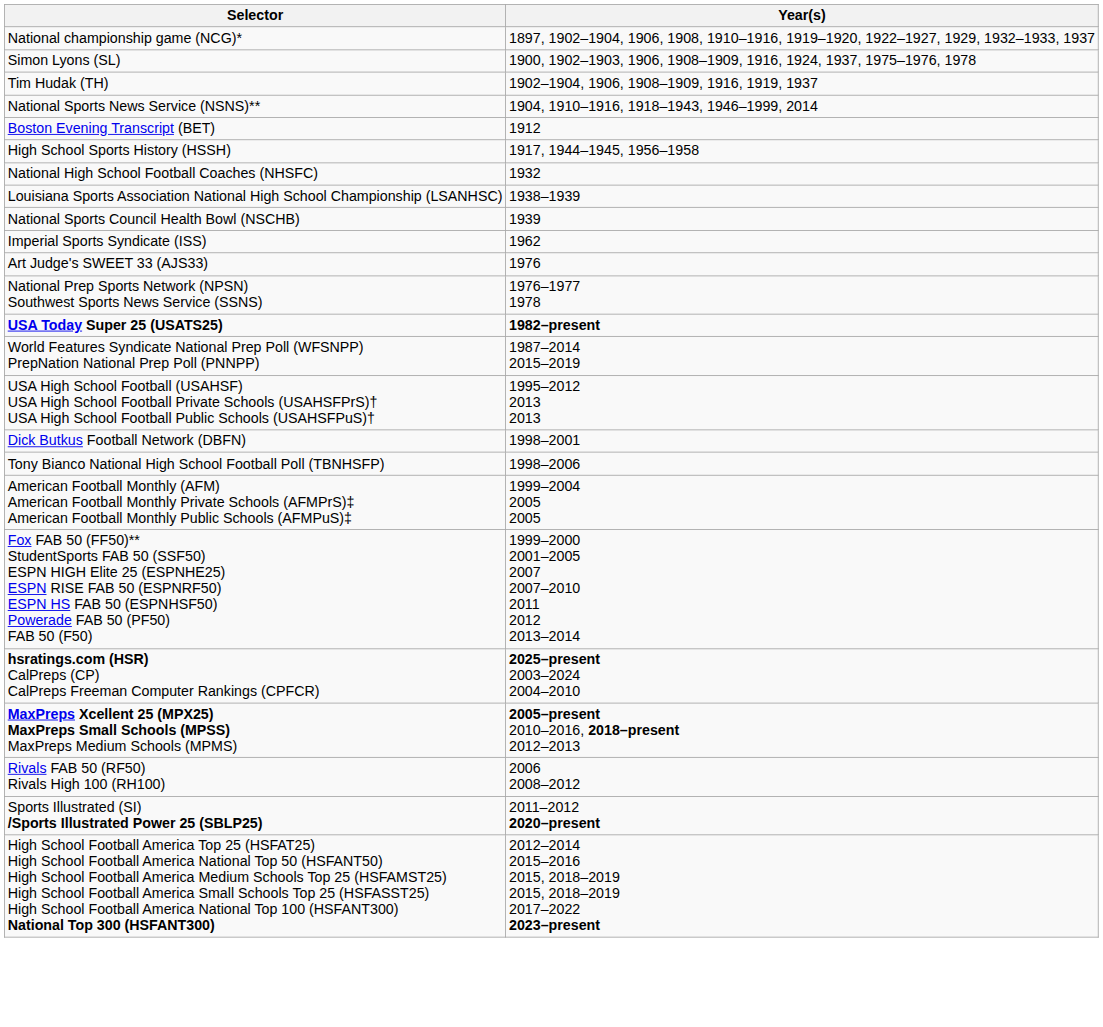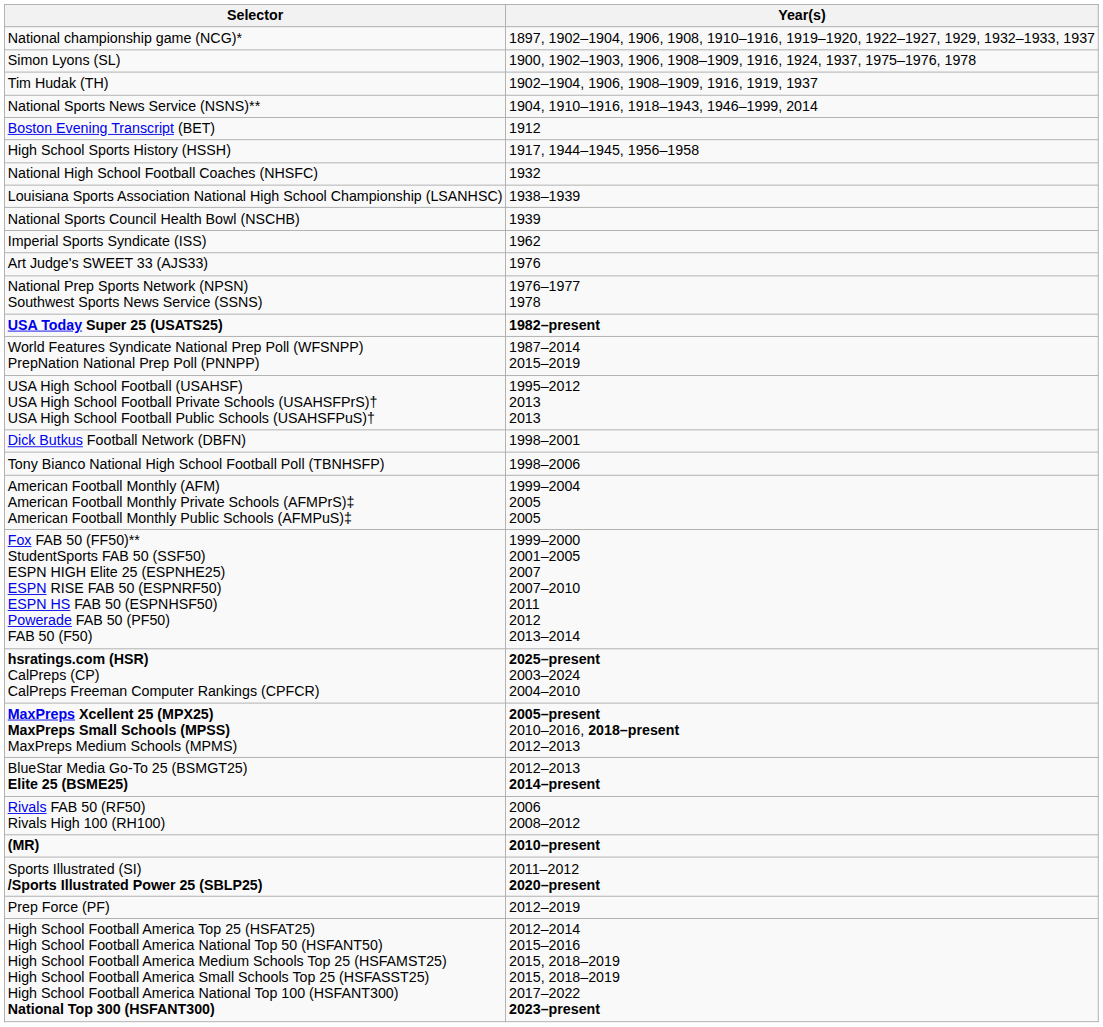+ row: (128, 776)
+ row: (24, 846)
+ row: (59, 907)
